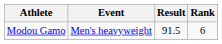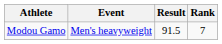(203, 30) 6 -> (203, 30) 7
